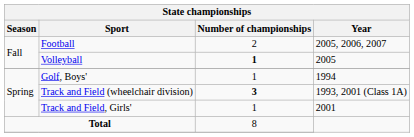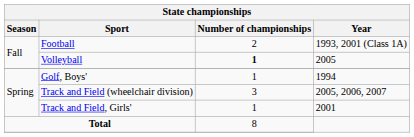(351, 44) 2005, 2006, 2007 -> (361, 44) 1993, 2001 (Class 1A)
(254, 92) bold -> (254, 92) normal
(361, 92) 1993, 2001 (Class 1A) -> (351, 92) 2005, 2006, 2007
